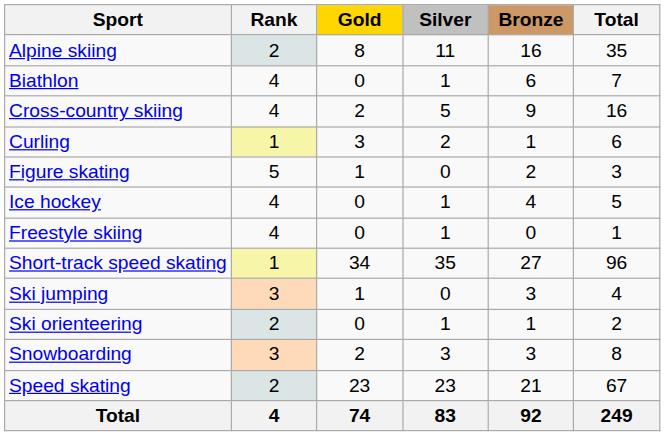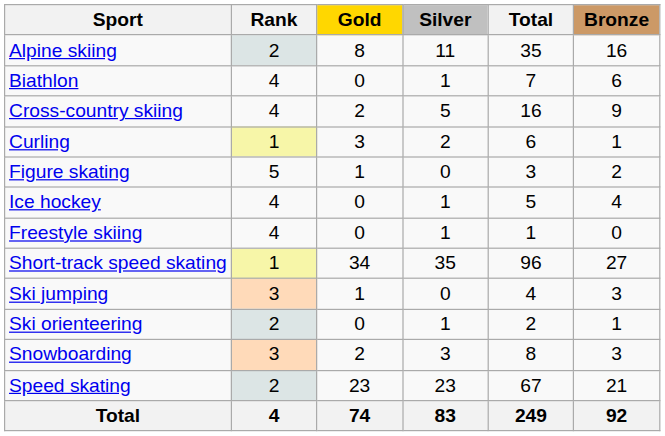columns swapped: (531, 19) <-> (617, 19)
